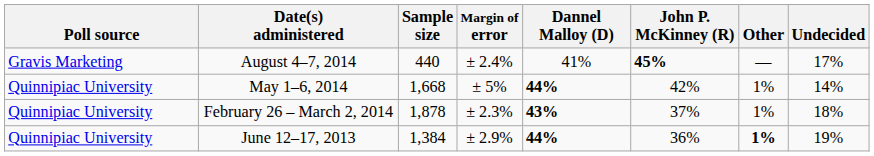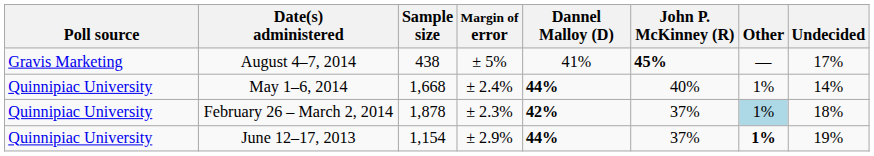(427, 61) 440 -> (427, 61) 438
(489, 61) ± 2.4% -> (489, 61) ± 5%
(489, 86) ± 5% -> (489, 86) ± 2.4%
(685, 86) 42% -> (685, 86) 40%
(542, 112) 43% -> (542, 112) 42%
(763, 112) no background -> (763, 112) lightblue background
(427, 138) 1,384 -> (427, 138) 1,154
(685, 138) 36% -> (685, 138) 37%
